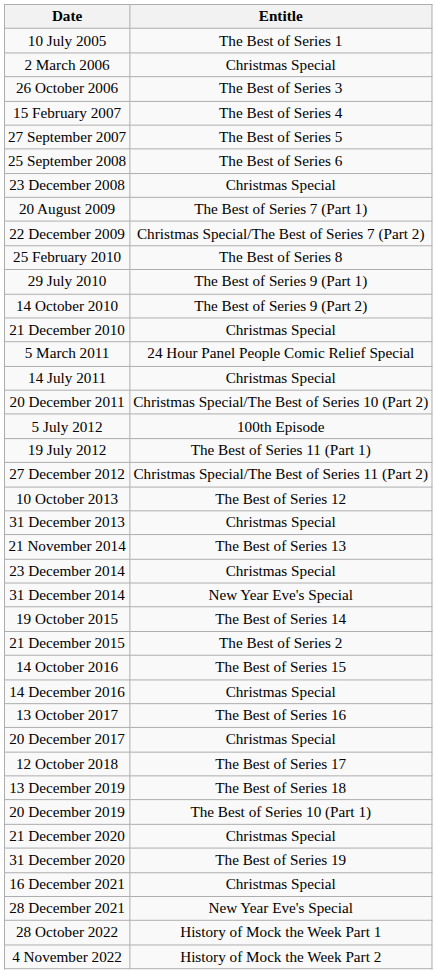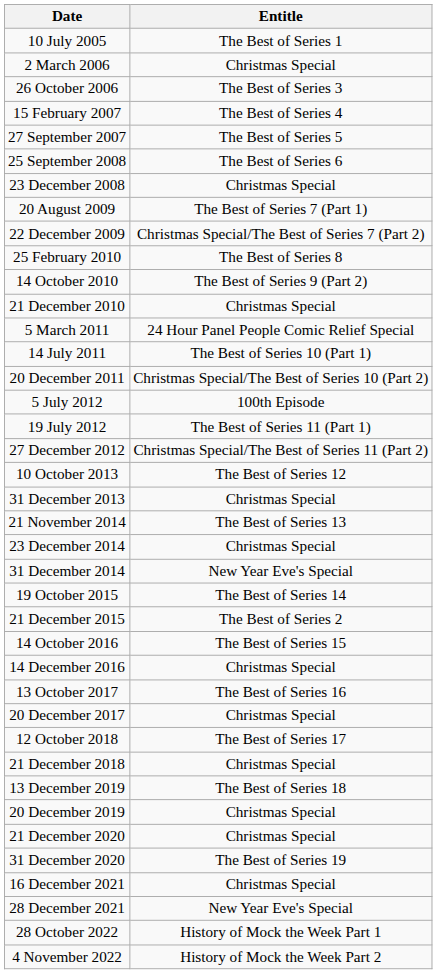- row: (67, 281)
(281, 378) Christmas Special -> (281, 354) The Best of Series 10 (Part 1)
+ row: (67, 763)
(281, 812) The Best of Series 10 (Part 1) -> (281, 812) Christmas Special
